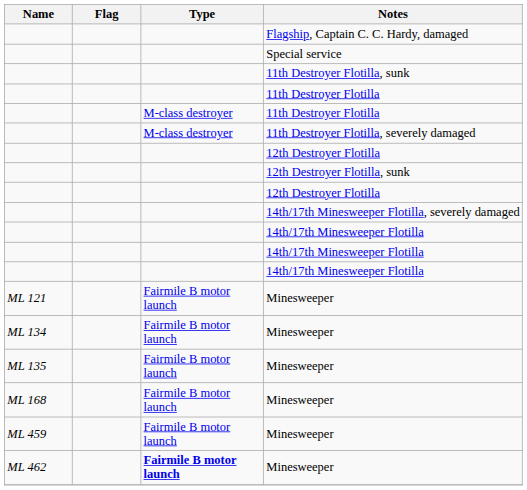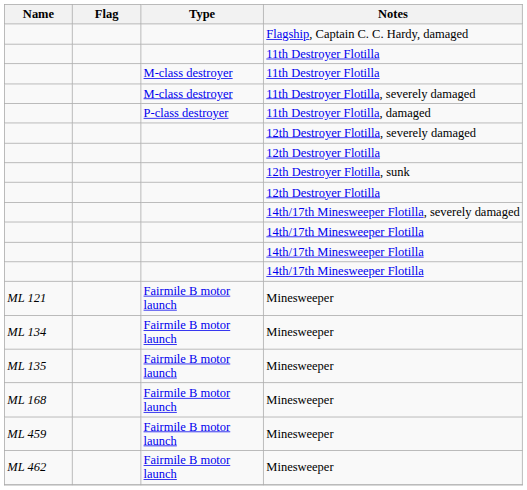- row: (38, 54)
- row: (38, 74)
+ row: (38, 113)
+ row: (38, 133)
(190, 467) bold -> (187, 467) normal
